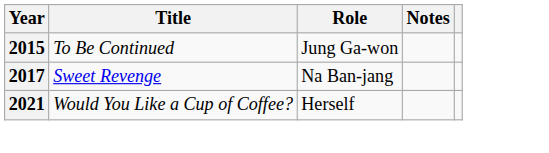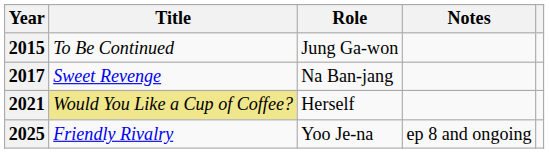(173, 104) no background -> (173, 104) khaki background
+ row: (27, 133)
